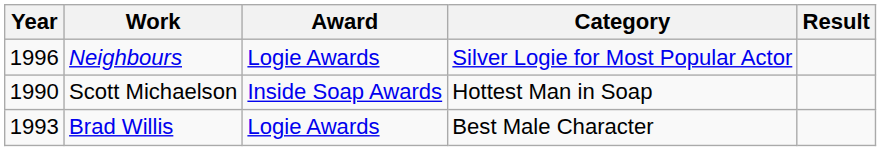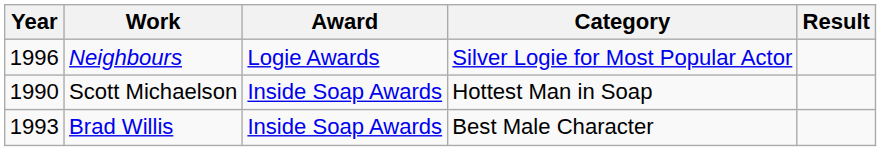(313, 127) Logie Awards -> (345, 127) Inside Soap Awards
